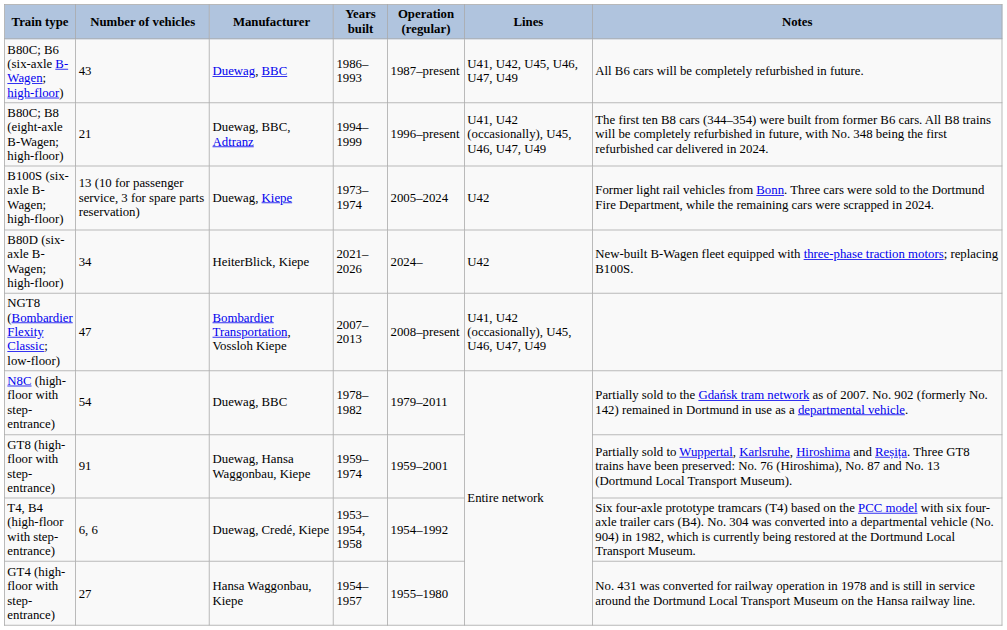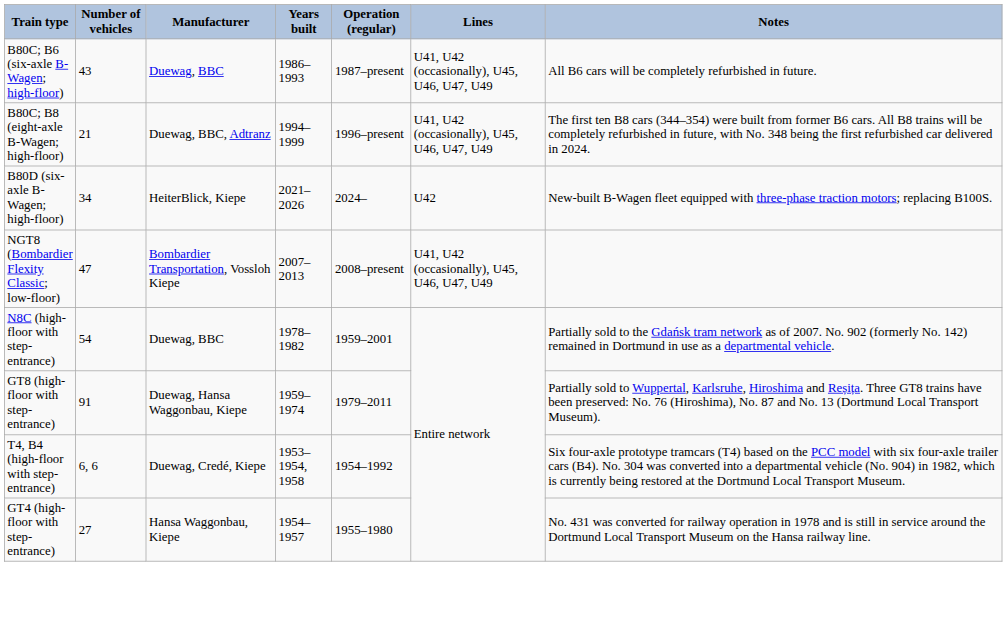(523, 70) U41, U42, U45, U46, U47, U49 -> (466, 70) U41, U42 (occasionally), U45, U46, U47, U49
- row: (38, 197)
(419, 402) 1979–2011 -> (364, 339) 1959–2001
(419, 466) 1959–2001 -> (363, 402) 1979–2011
